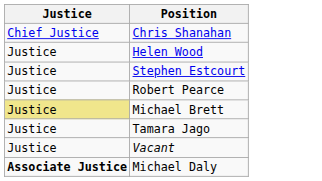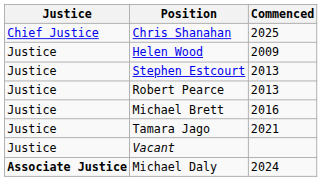+ column: (283, 14)
(32, 109) khaki background -> (32, 109) no background
